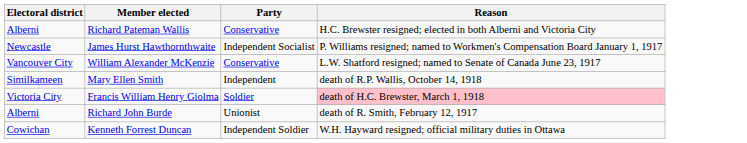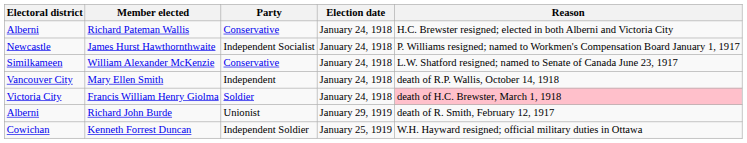+ column: (356, 12)
(40, 63) Vancouver City -> (35, 63) Similkameen
(35, 79) Similkameen -> (40, 79) Vancouver City
